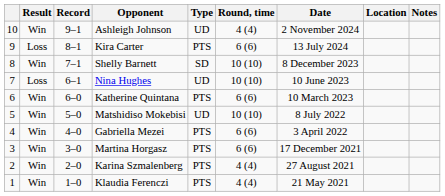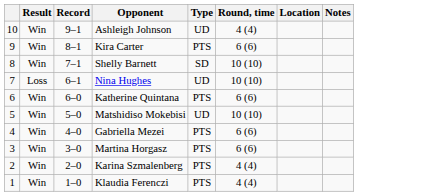- column: (320, 13)
(37, 47) Loss -> (37, 47) Win
